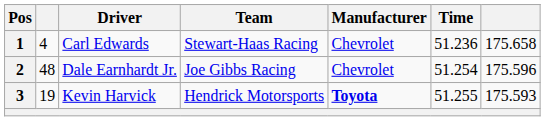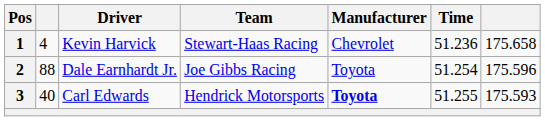(106, 43) Carl Edwards -> (109, 43) Kevin Harvick
(47, 69) 48 -> (47, 69) 88
(363, 69) Chevrolet -> (353, 69) Toyota
(47, 95) 19 -> (47, 95) 40
(109, 95) Kevin Harvick -> (106, 95) Carl Edwards
